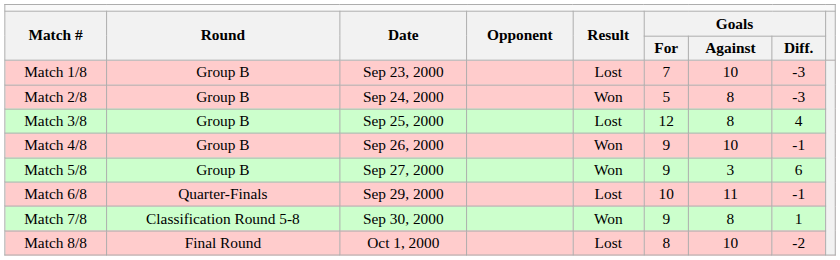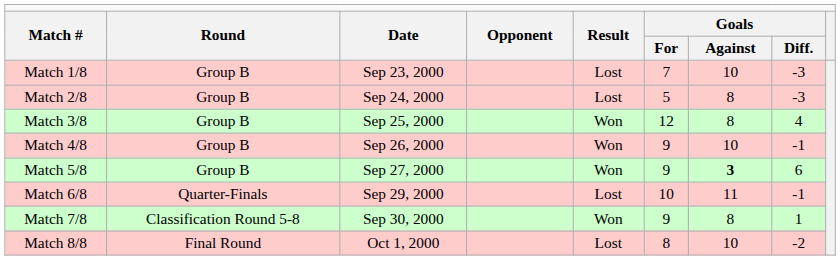(608, 96) Won -> (608, 96) Lost
(608, 121) Lost -> (608, 121) Won
(730, 169) normal -> (730, 169) bold
